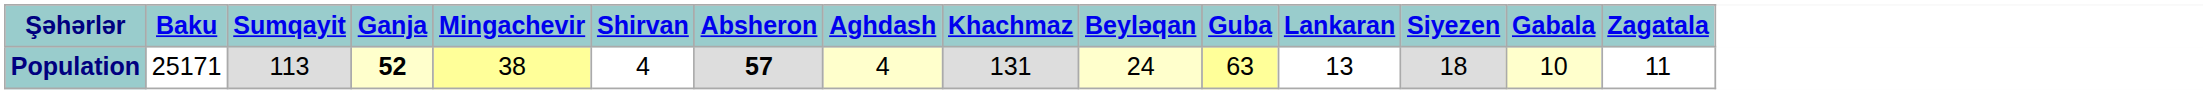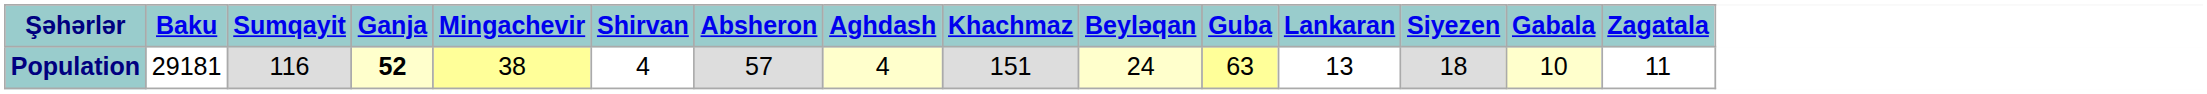(187, 67) 25171 -> (187, 67) 29181
(290, 67) 113 -> (290, 67) 116
(759, 67) bold -> (759, 67) normal
(1011, 67) 131 -> (1011, 67) 151
